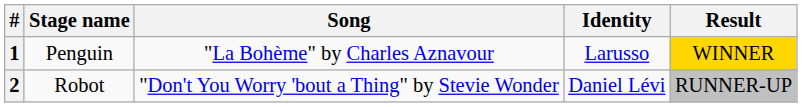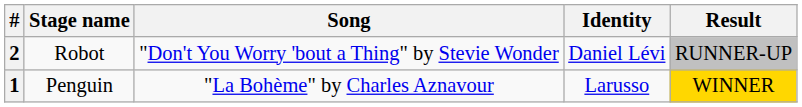rows swapped: (14, 53) <-> (14, 85)
